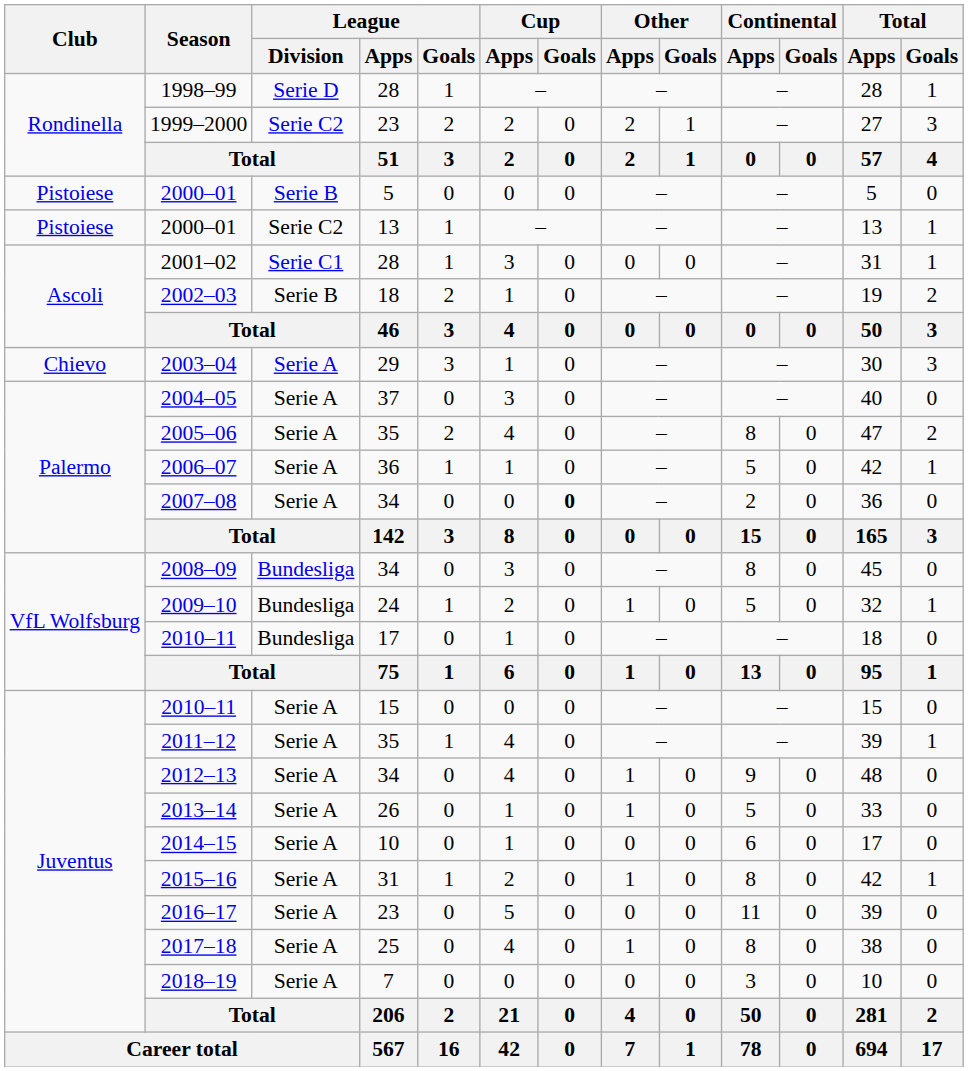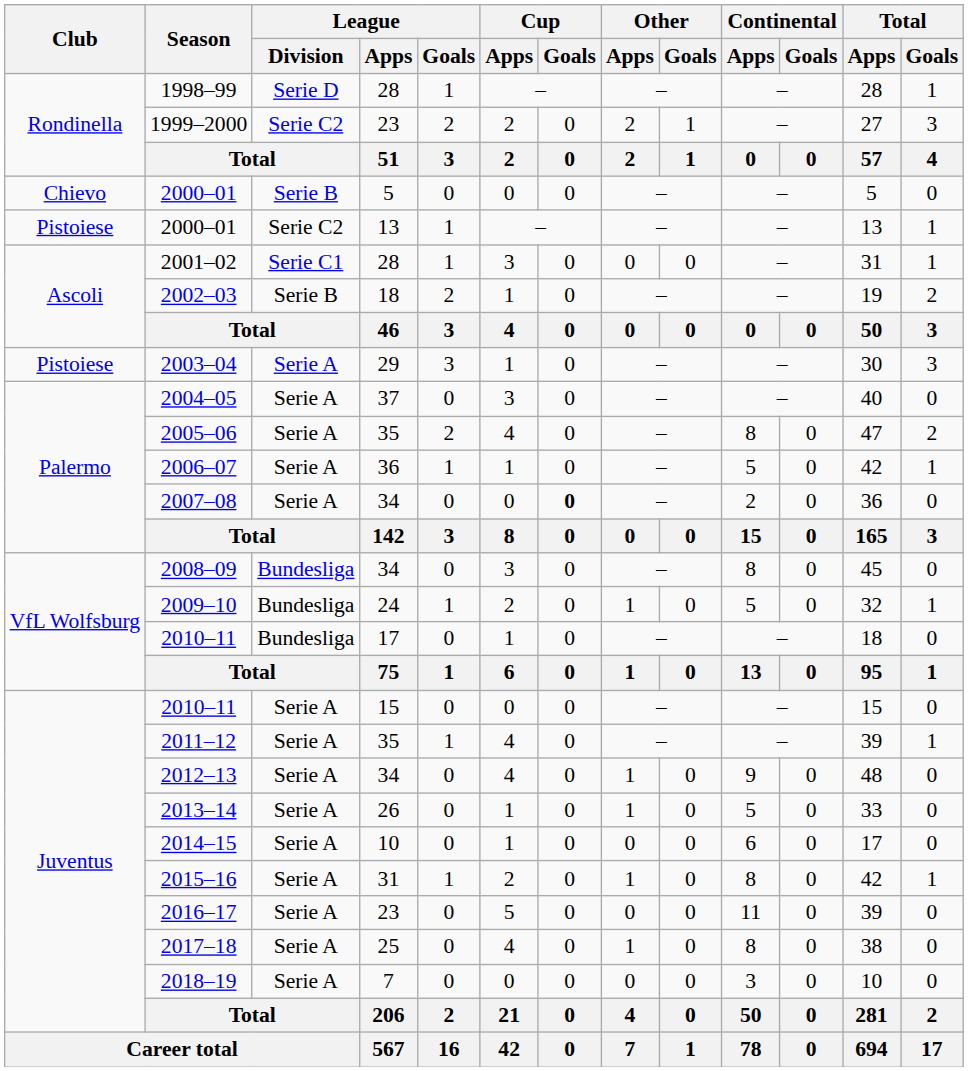(75, 192) Pistoiese -> (75, 192) Chievo
(75, 364) Chievo -> (75, 364) Pistoiese
